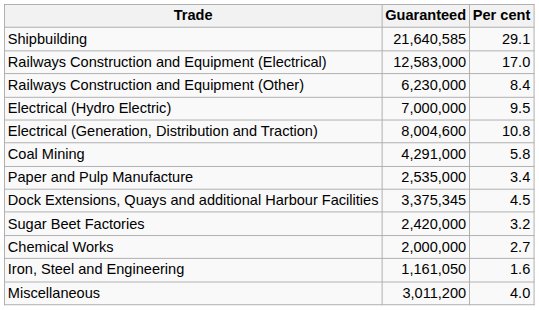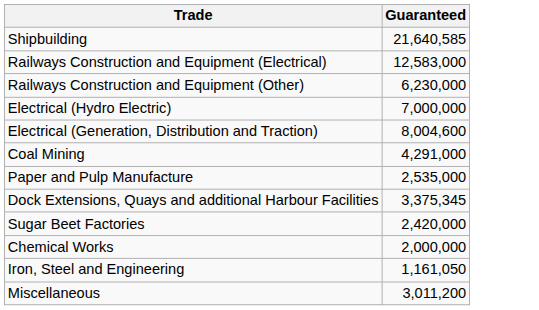- column: (502, 16)
